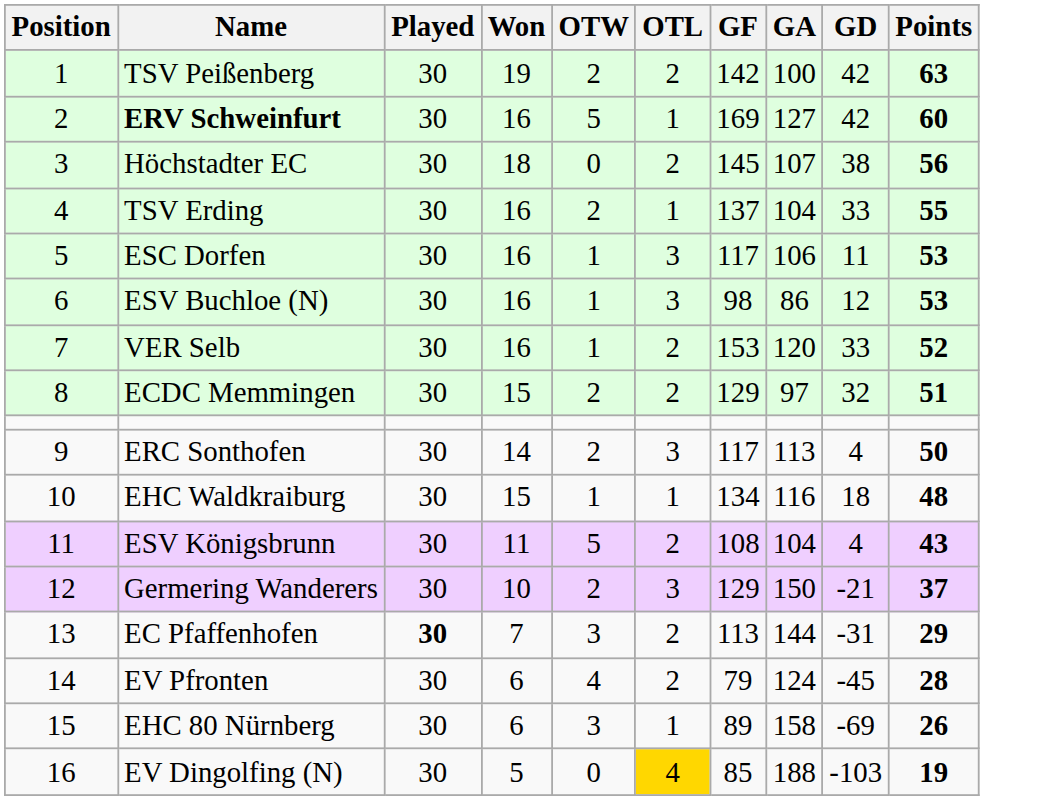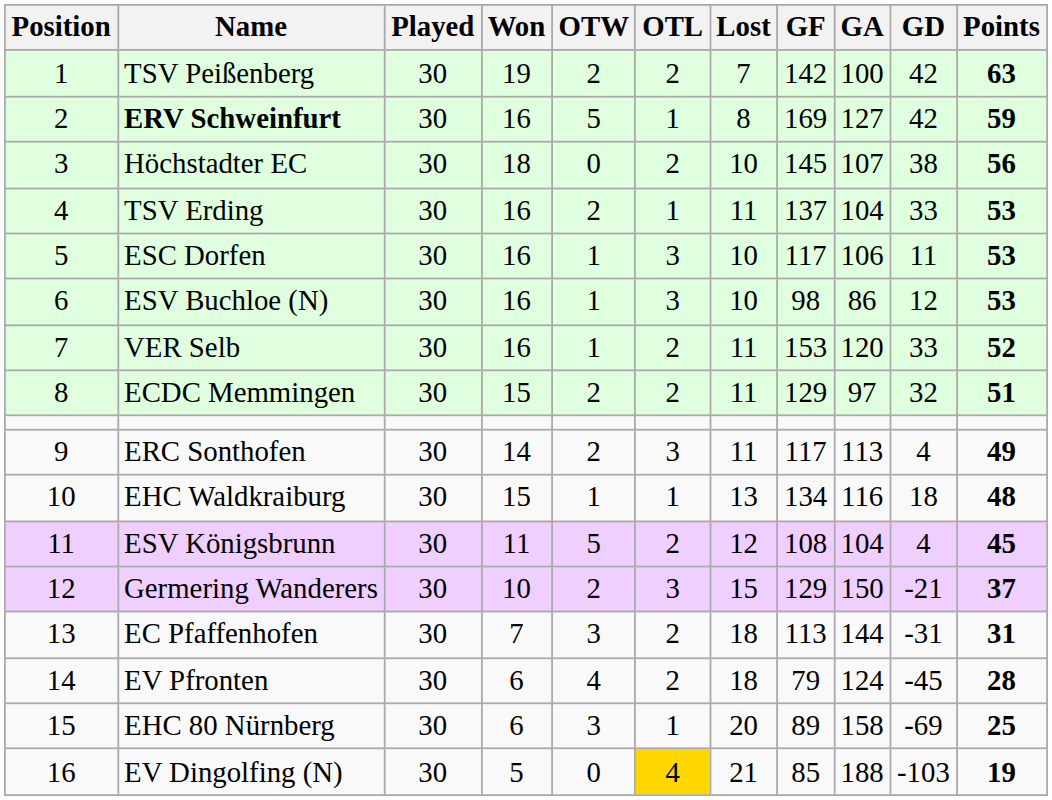+ column: (744, 27)
(934, 118) 60 -> (1001, 118) 59
(934, 210) 55 -> (1001, 210) 53
(934, 451) 50 -> (1001, 451) 49
(934, 543) 43 -> (1001, 543) 45
(433, 634) bold -> (433, 634) normal
(934, 634) 29 -> (1001, 634) 31
(934, 725) 26 -> (1001, 725) 25
